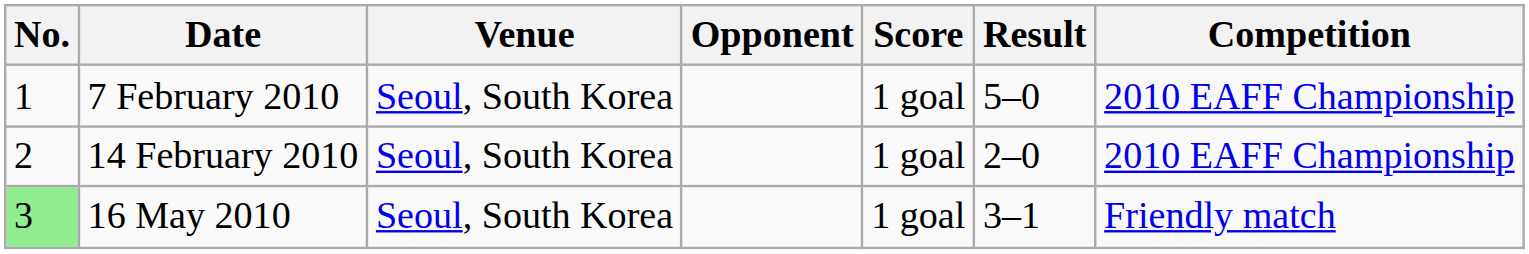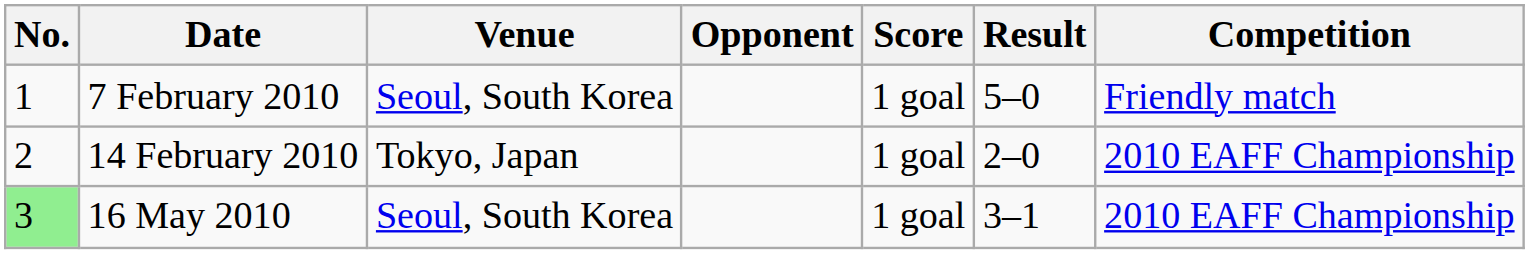(1309, 95) 2010 EAFF Championship -> (1220, 95) Friendly match
(525, 155) Seoul, South Korea -> (477, 155) Tokyo, Japan
(1220, 215) Friendly match -> (1309, 215) 2010 EAFF Championship
